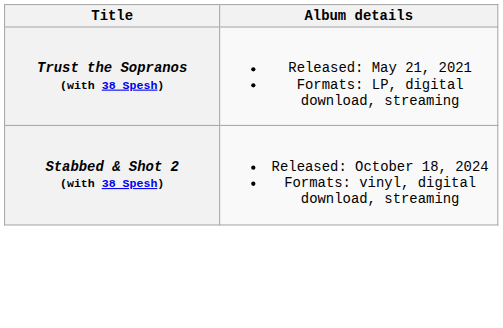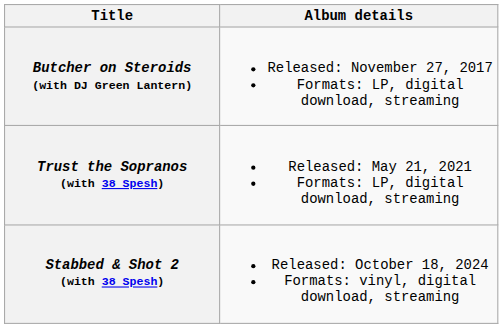+ row: (112, 76)
